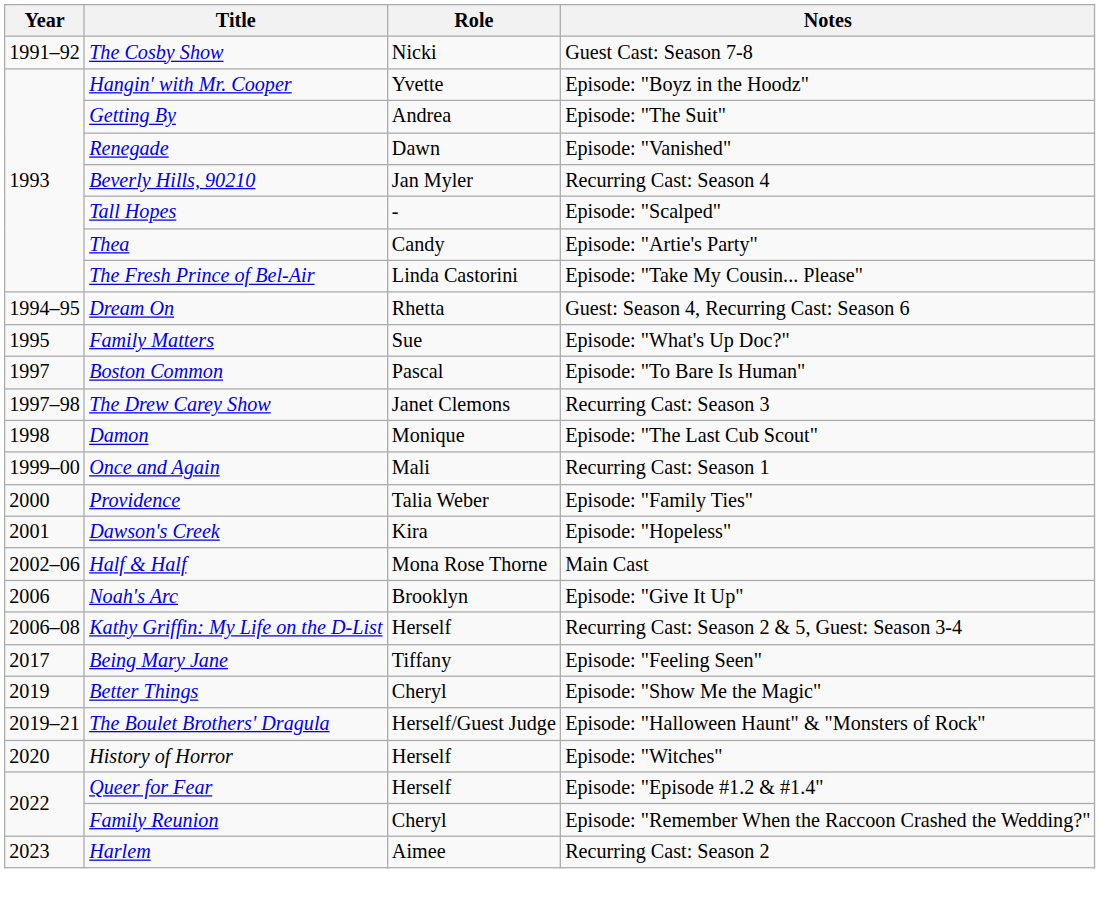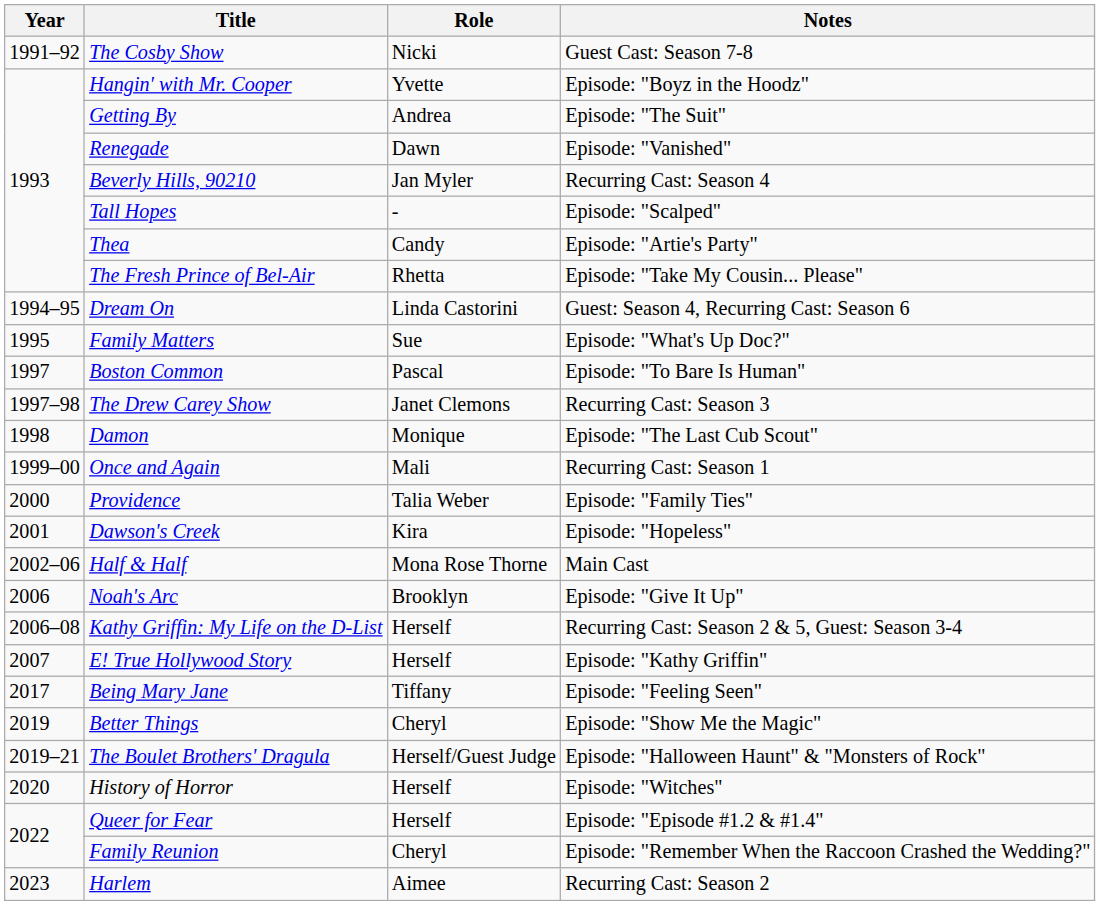(455, 276) Linda Castorini -> (418, 276) Rhetta
(418, 308) Rhetta -> (455, 308) Linda Castorini
+ row: (190, 659)
